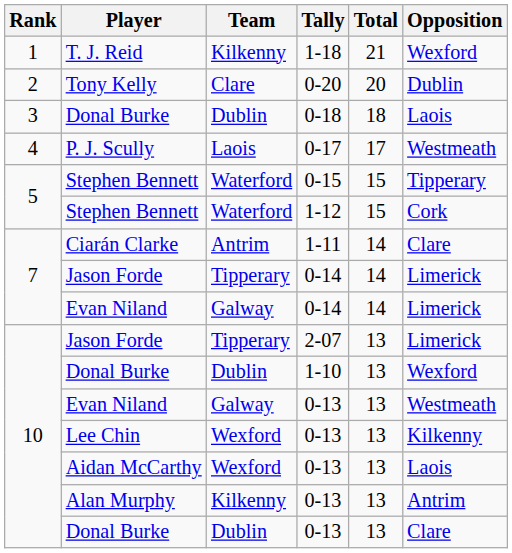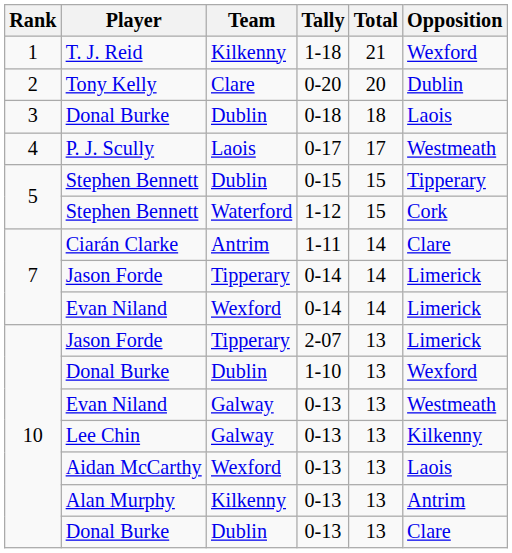(252, 180) Waterford -> (239, 180) Dublin
(242, 308) Galway -> (246, 308) Wexford
(246, 436) Wexford -> (242, 436) Galway
